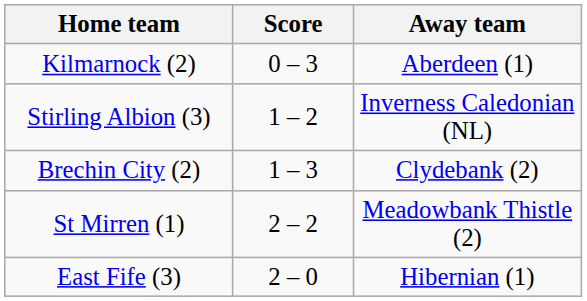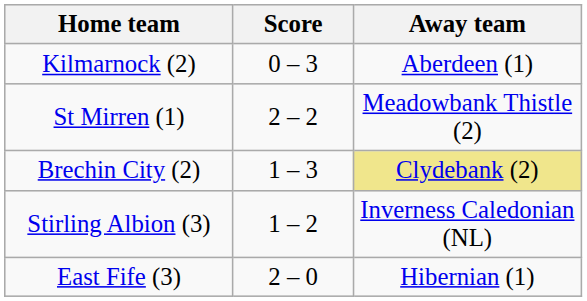rows swapped: (119, 116) <-> (119, 223)
(467, 170) no background -> (467, 170) khaki background
